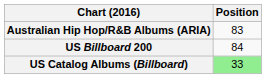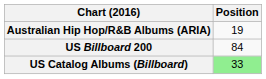(237, 30) 83 -> (237, 30) 19
